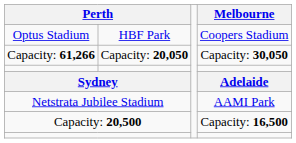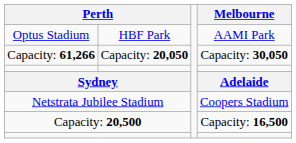(244, 34) Coopers Stadium -> (244, 34) AAMI Park
(244, 101) AAMI Park -> (244, 101) Coopers Stadium
